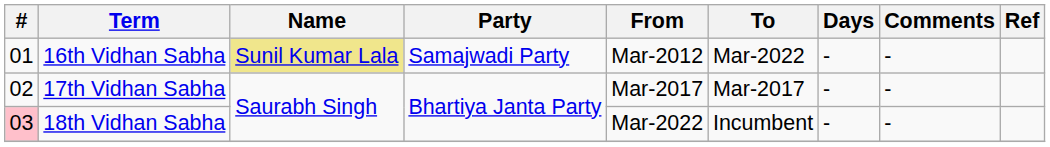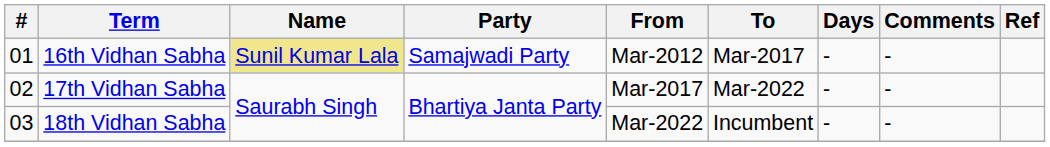(759, 55) Mar-2022 -> (759, 55) Mar-2017
(759, 89) Mar-2017 -> (759, 89) Mar-2022
(22, 123) pink background -> (22, 123) no background
